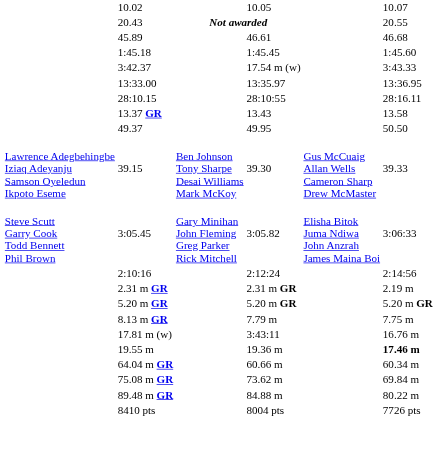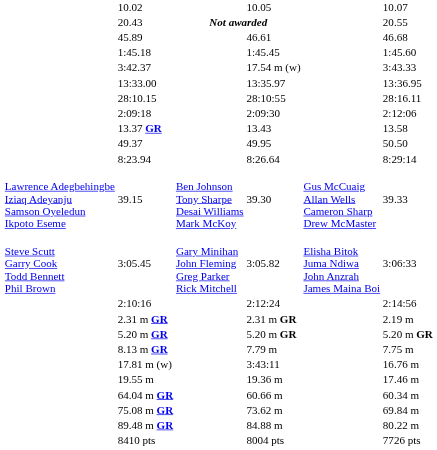+ row: (135, 113)
+ row: (134, 159)
(401, 349) bold -> (401, 380) normal
